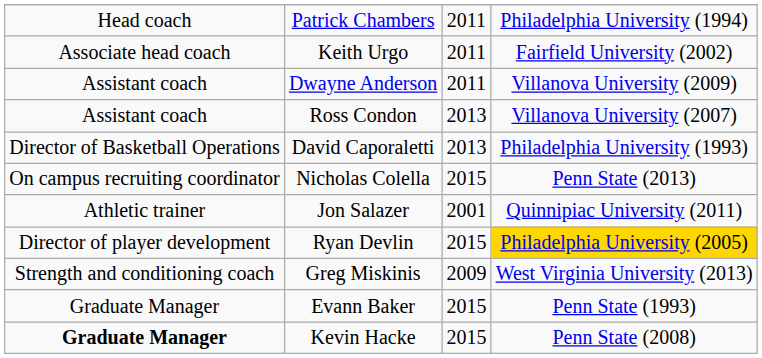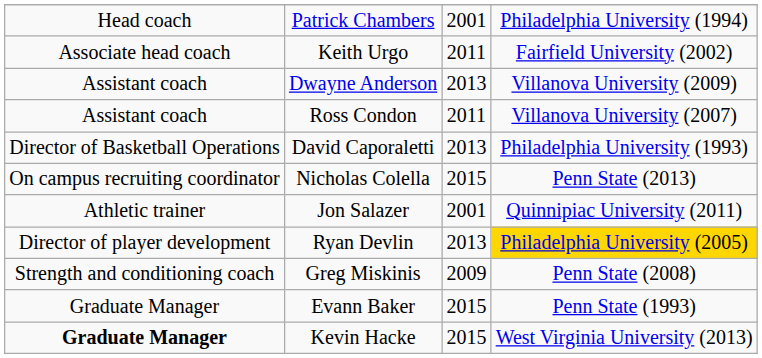(466, 20) 2011 -> (466, 20) 2001
(466, 83) 2011 -> (466, 83) 2013
(466, 115) 2013 -> (466, 115) 2011
(466, 242) 2015 -> (466, 242) 2013
(624, 274) West Virginia University (2013) -> (624, 274) Penn State (2008)
(624, 337) Penn State (2008) -> (624, 337) West Virginia University (2013)
